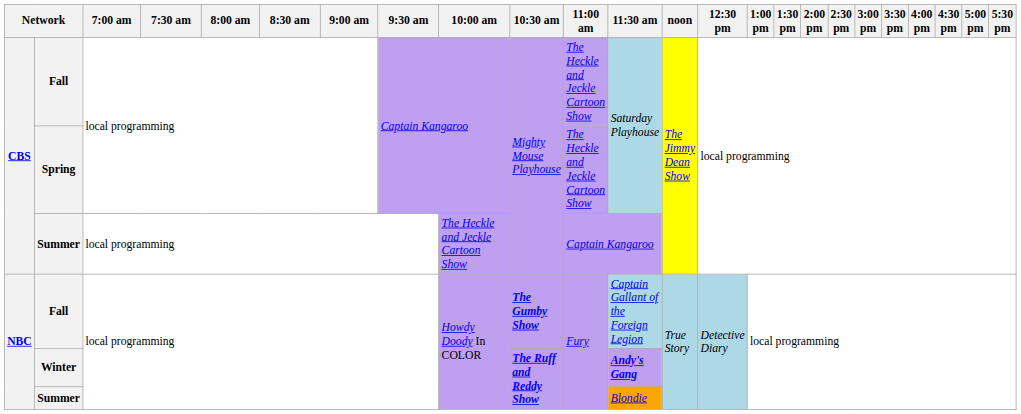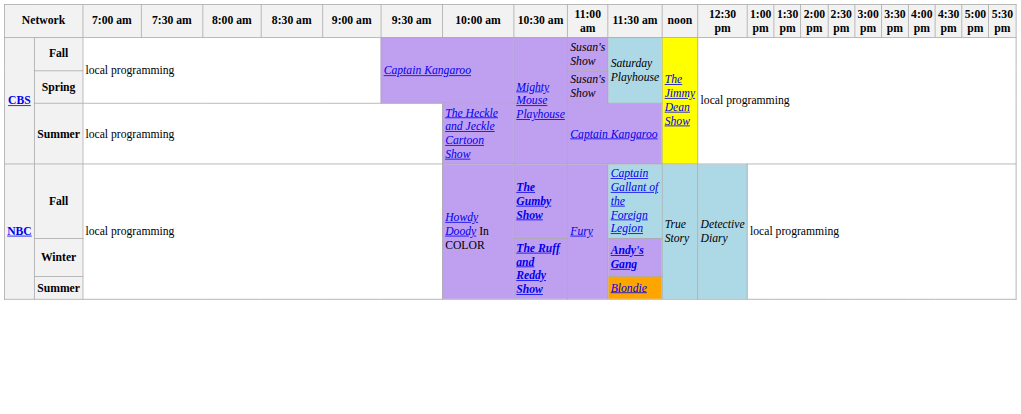(586, 81) The Heckle and Jeckle Cartoon Show -> (588, 54) Susan's Show
(586, 170) The Heckle and Jeckle Cartoon Show -> (588, 87) Susan's Show
